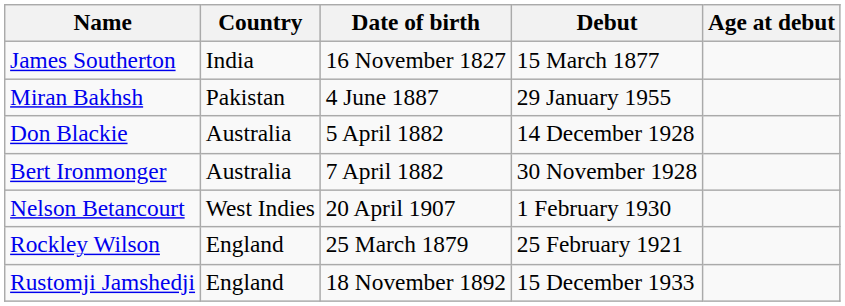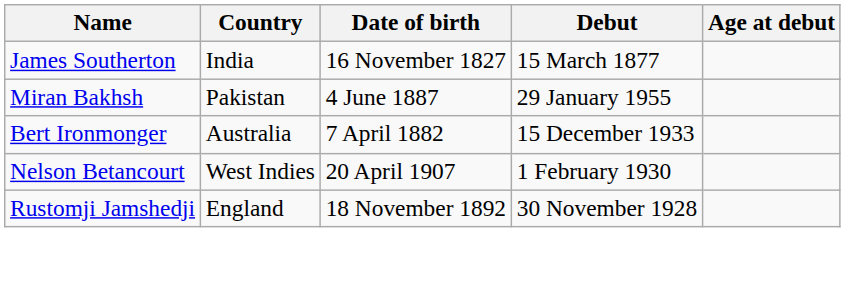- row: (69, 134)
(607, 171) 30 November 1928 -> (606, 134) 15 December 1933
- row: (85, 245)
(606, 282) 15 December 1933 -> (607, 208) 30 November 1928
